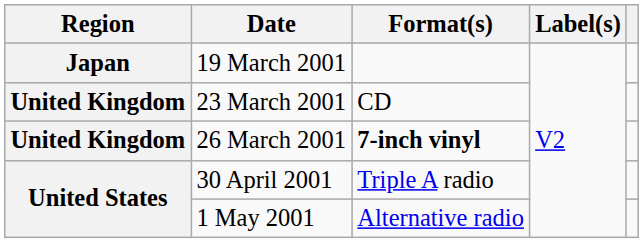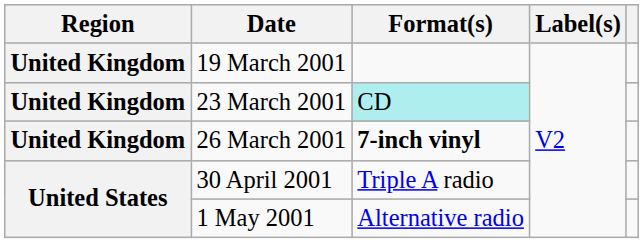(98, 62) Japan -> (98, 62) United Kingdom
(374, 101) no background -> (374, 101) paleturquoise background
